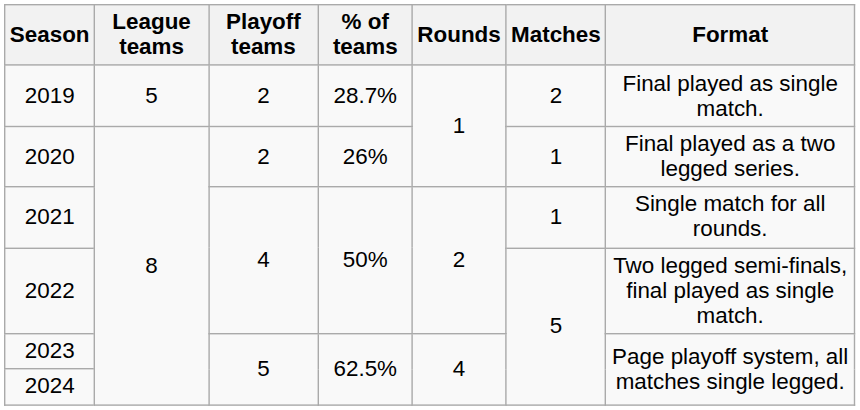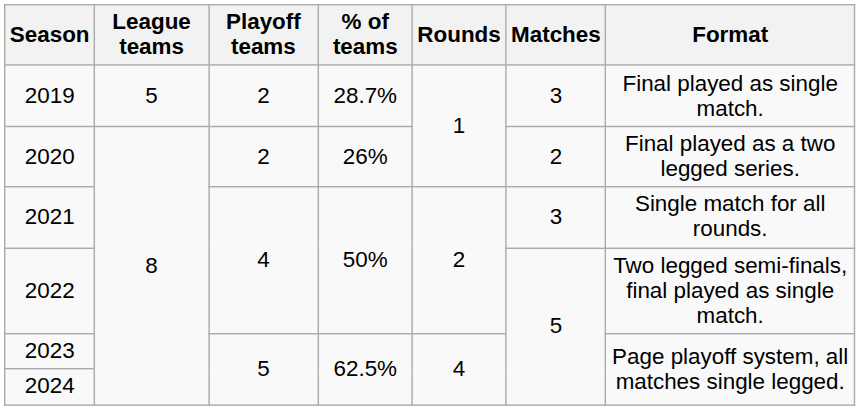(556, 95) 2 -> (556, 95) 3
(556, 156) 1 -> (556, 156) 2
(556, 217) 1 -> (556, 217) 3
